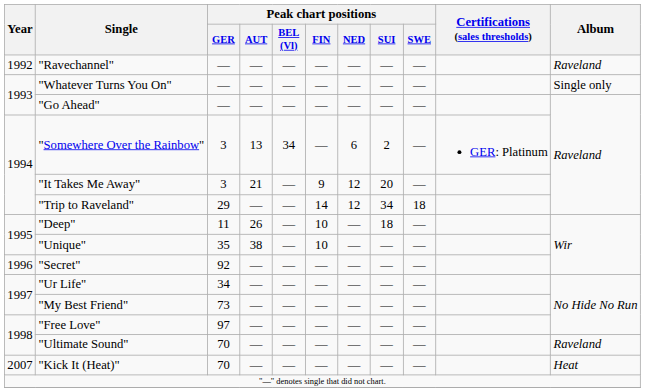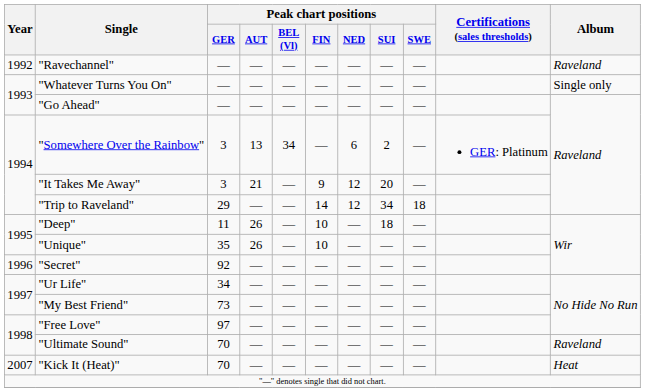(256, 244) 38 -> (256, 244) 26
